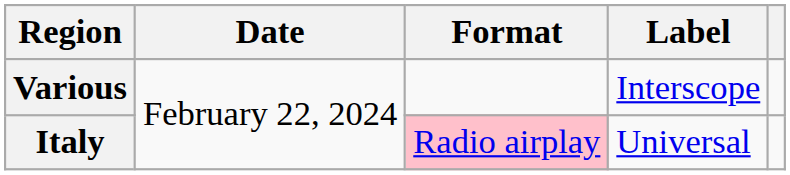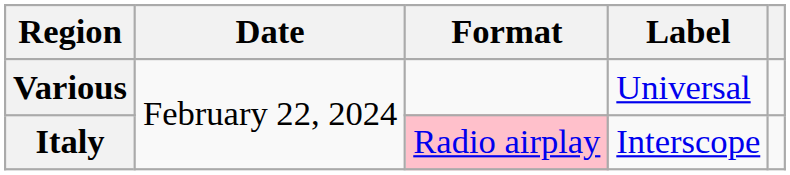(688, 86) Interscope -> (684, 86) Universal
(684, 141) Universal -> (688, 141) Interscope
